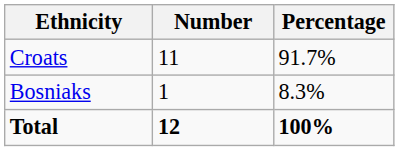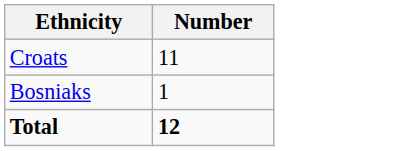- column: (334, 22)
